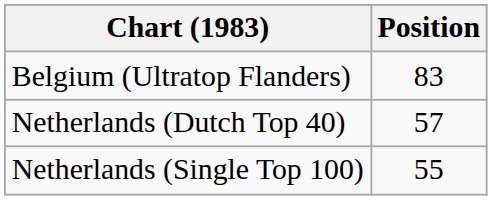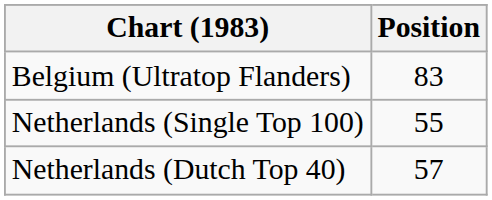rows swapped: (179, 122) <-> (188, 169)
